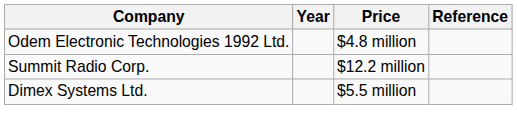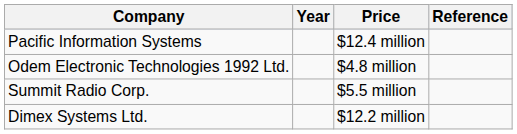+ row: (105, 41)
(381, 66) $12.2 million -> (377, 91) $5.5 million
(377, 91) $5.5 million -> (381, 116) $12.2 million
